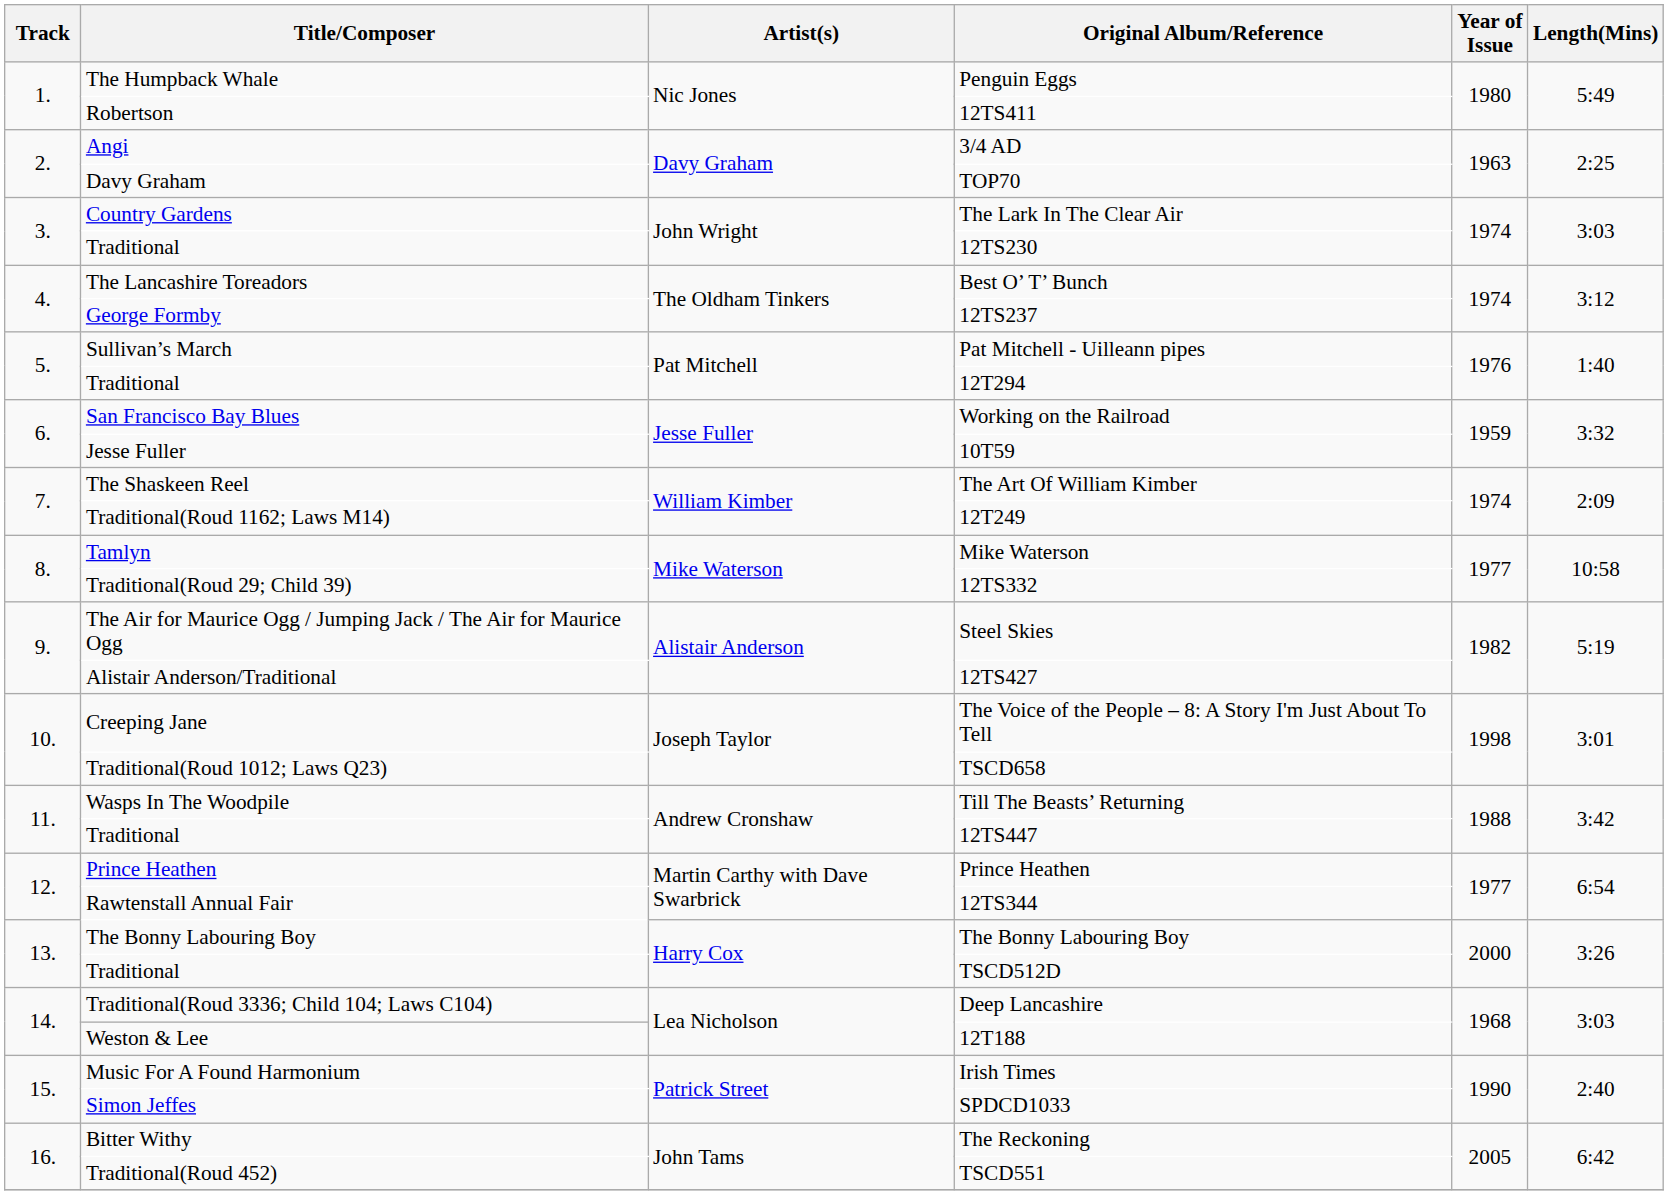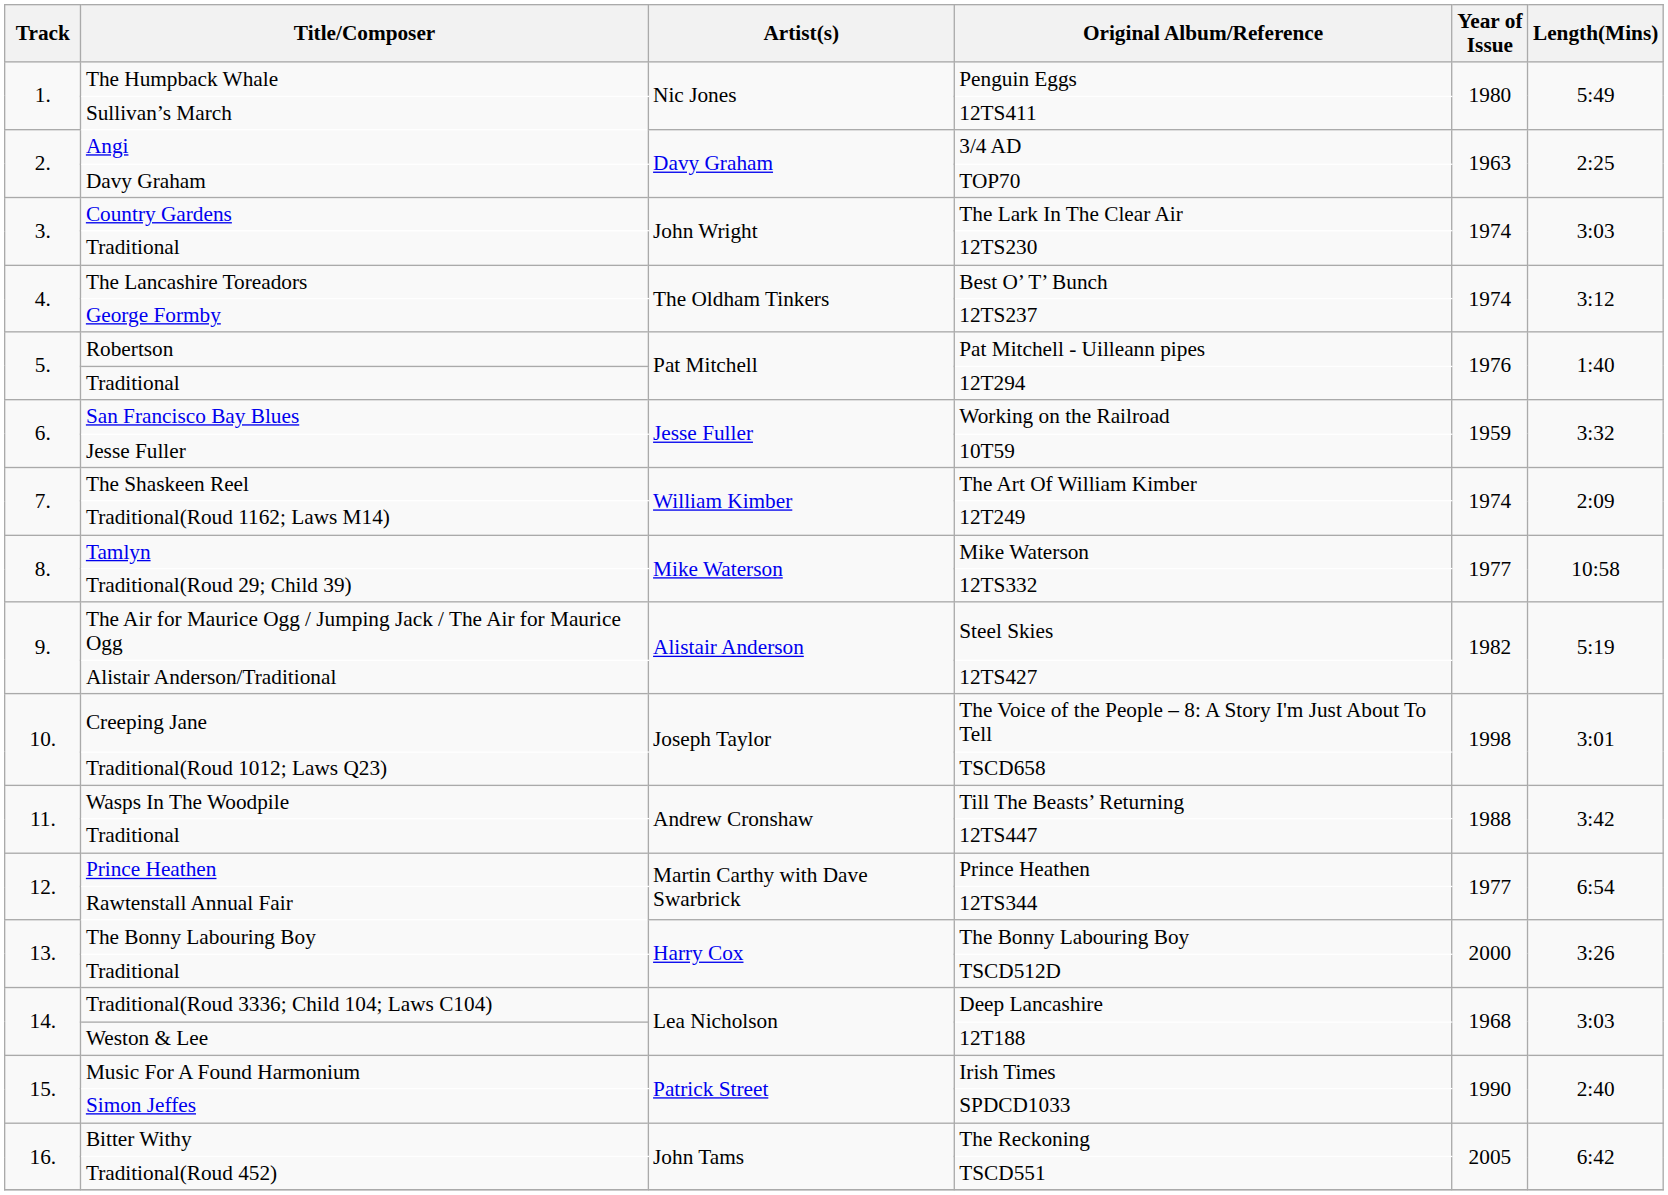(130, 112) Robertson -> (159, 112) Sullivan’s March
(159, 349) Sullivan’s March -> (130, 349) Robertson
